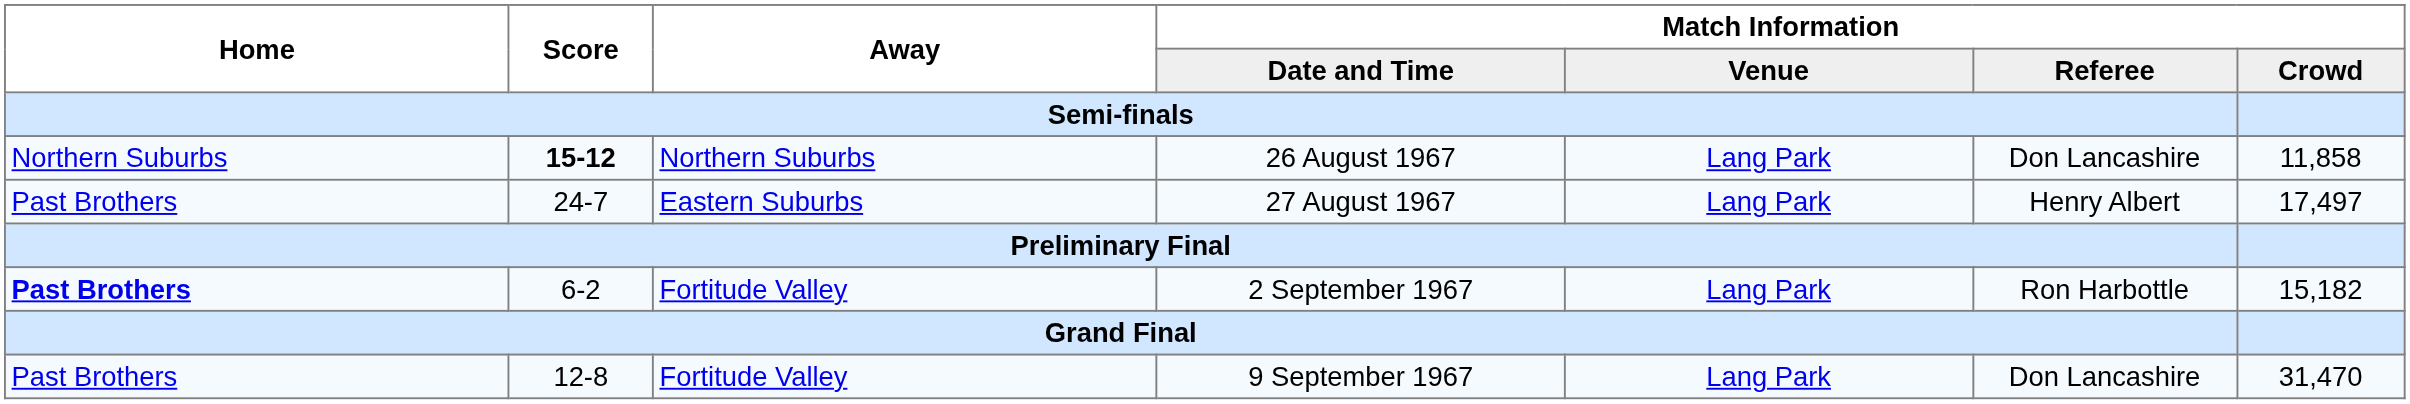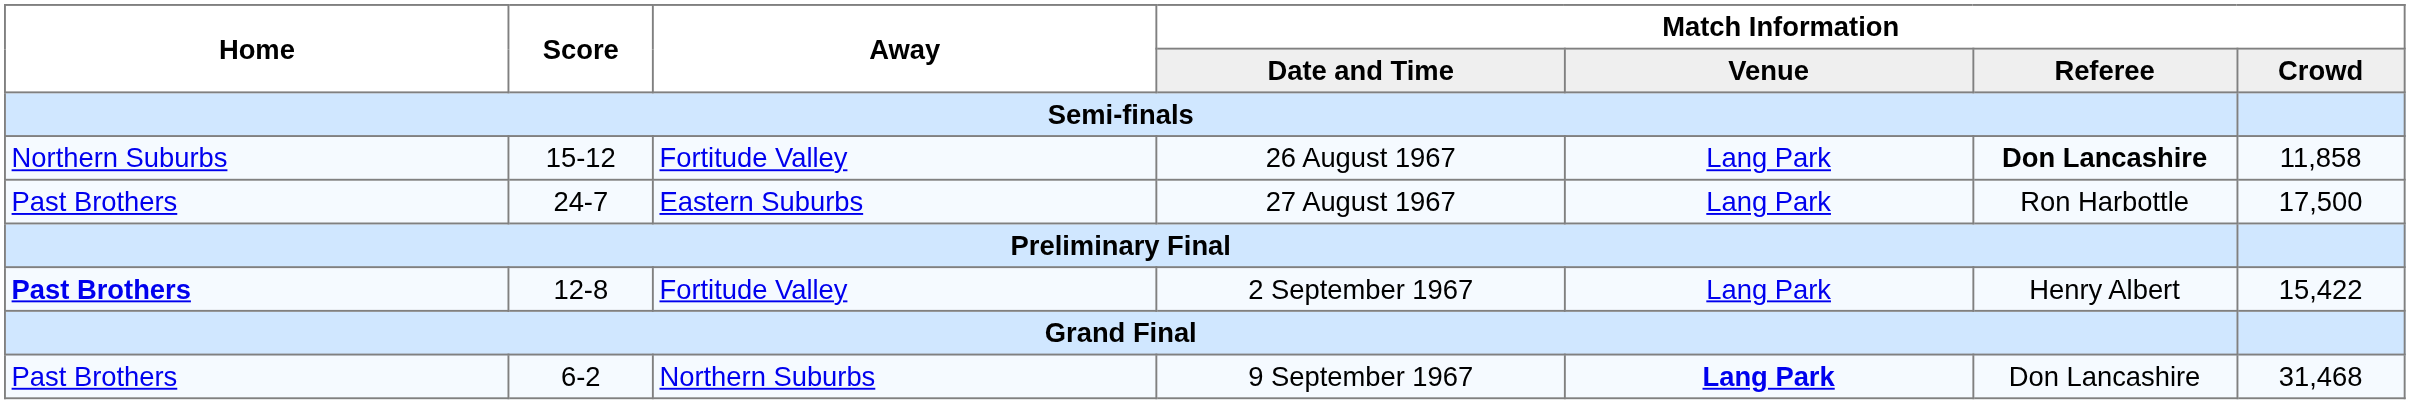(581, 158) bold -> (581, 158) normal
(767, 158) Northern Suburbs -> (753, 158) Fortitude Valley
(2105, 158) normal -> (2105, 158) bold
(2105, 202) Henry Albert -> (2105, 202) Ron Harbottle
(2321, 202) 17,497 -> (2321, 202) 17,500
(581, 289) 6-2 -> (581, 289) 12-8
(2105, 289) Ron Harbottle -> (2105, 289) Henry Albert
(2321, 289) 15,182 -> (2321, 289) 15,422
(581, 376) 12-8 -> (581, 376) 6-2
(753, 376) Fortitude Valley -> (767, 376) Northern Suburbs
(1769, 376) normal -> (1769, 376) bold
(2321, 376) 31,470 -> (2321, 376) 31,468
